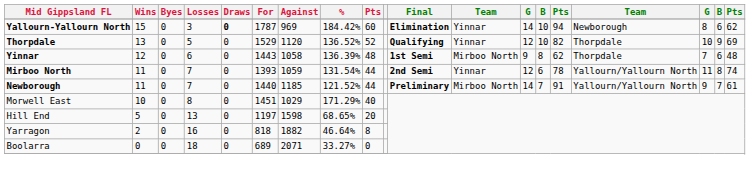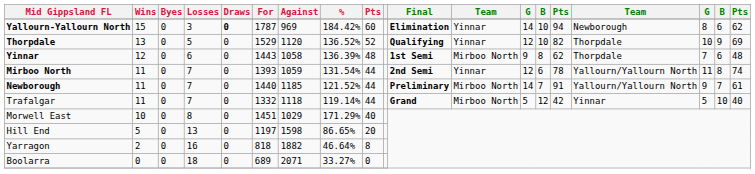+ row: (31, 101)
(339, 116) 68.65% -> (339, 131) 86.65%
